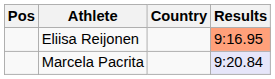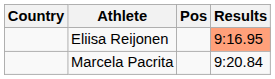columns swapped: (21, 16) <-> (179, 16)
(238, 62) lavender background -> (238, 62) no background
